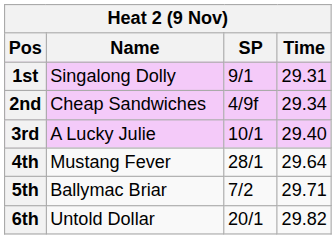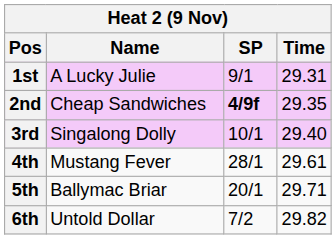(113, 76) Singalong Dolly -> (103, 76) A Lucky Julie
(243, 104) normal -> (244, 104) bold
(304, 104) 29.34 -> (304, 104) 29.35
(103, 133) A Lucky Julie -> (113, 133) Singalong Dolly
(304, 162) 29.64 -> (304, 162) 29.61
(241, 190) 7/2 -> (246, 190) 20/1
(246, 219) 20/1 -> (241, 219) 7/2
